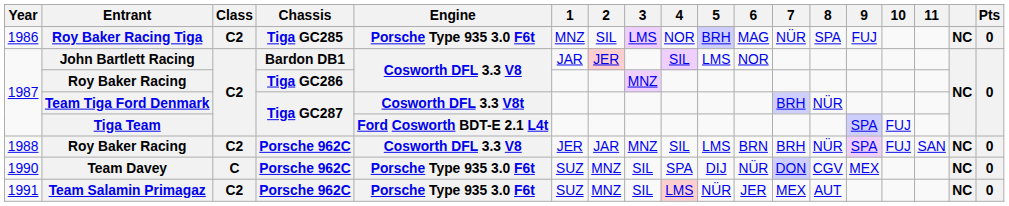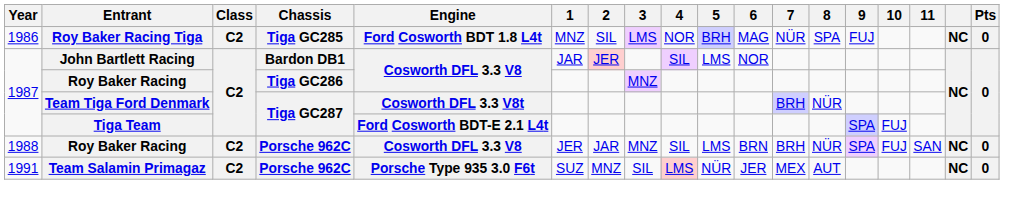(453, 38) Porsche Type 935 3.0 F6t -> (453, 38) Ford Cosworth BDT 1.8 L4t
- row: (23, 169)
